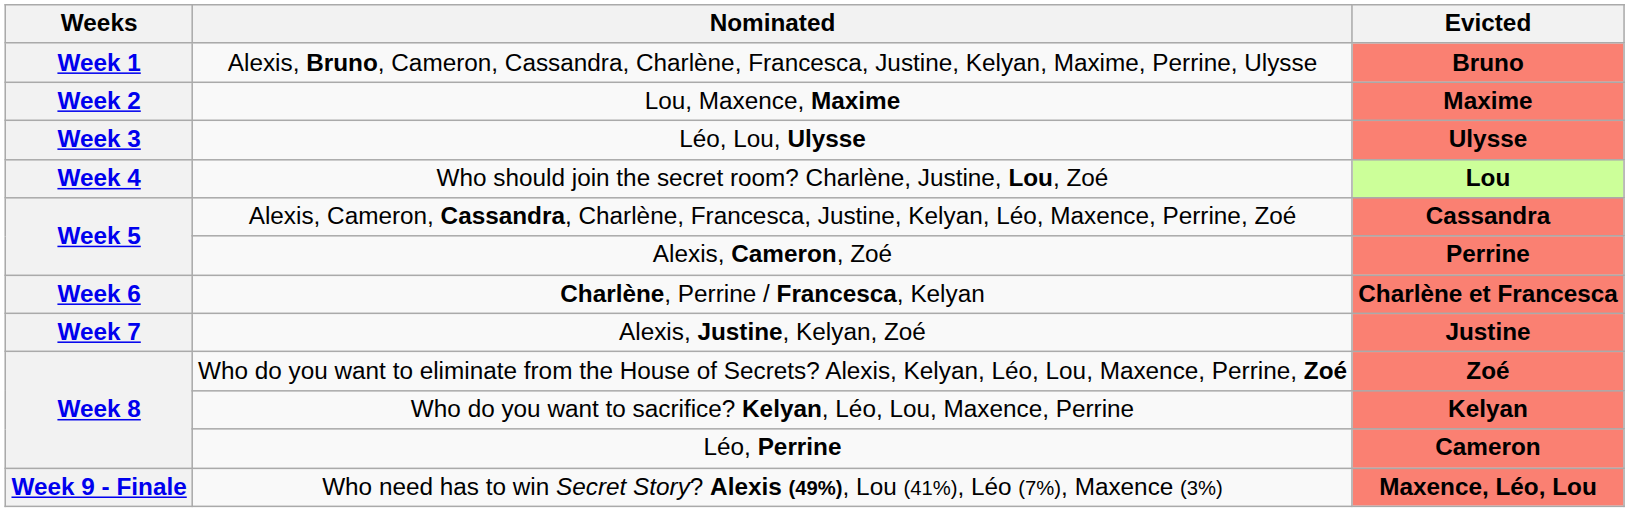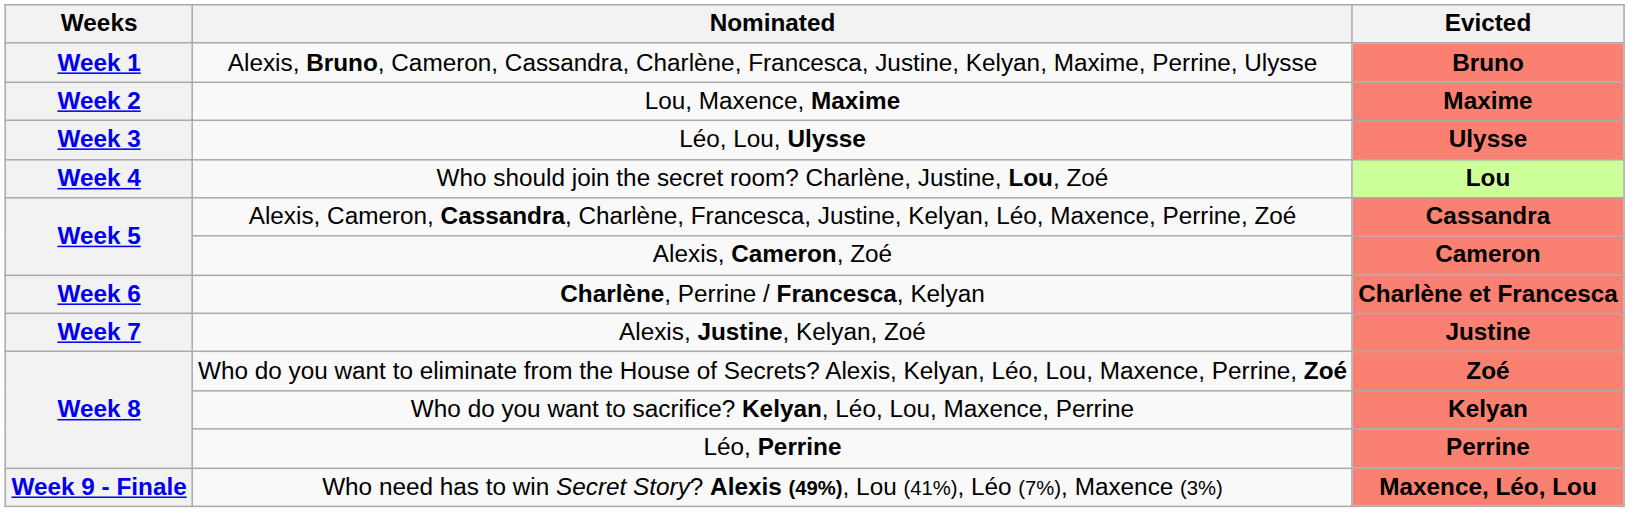(1488, 255) Perrine -> (1488, 255) Cameron
(1488, 448) Cameron -> (1488, 448) Perrine
